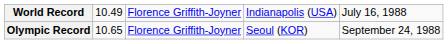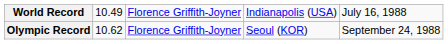(109, 30) 10.65 -> (109, 30) 10.62
